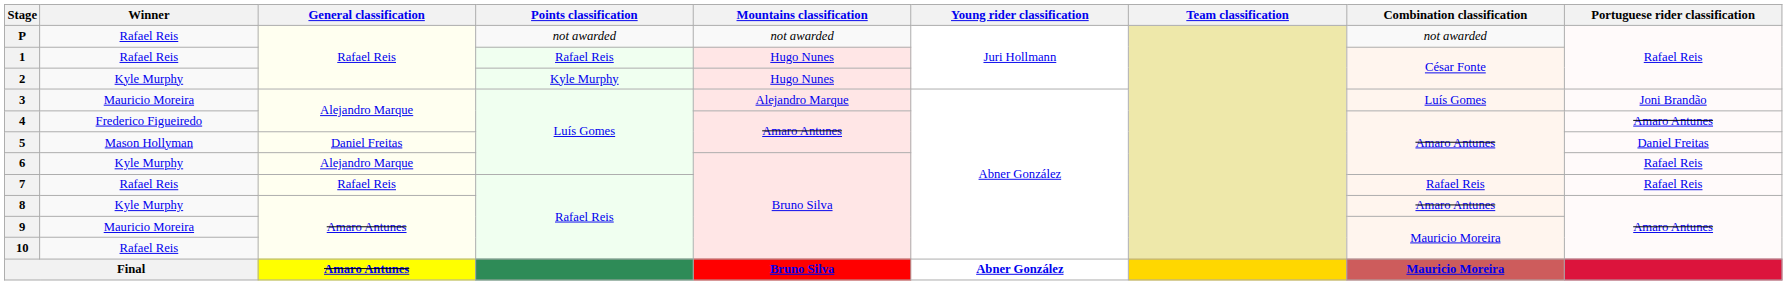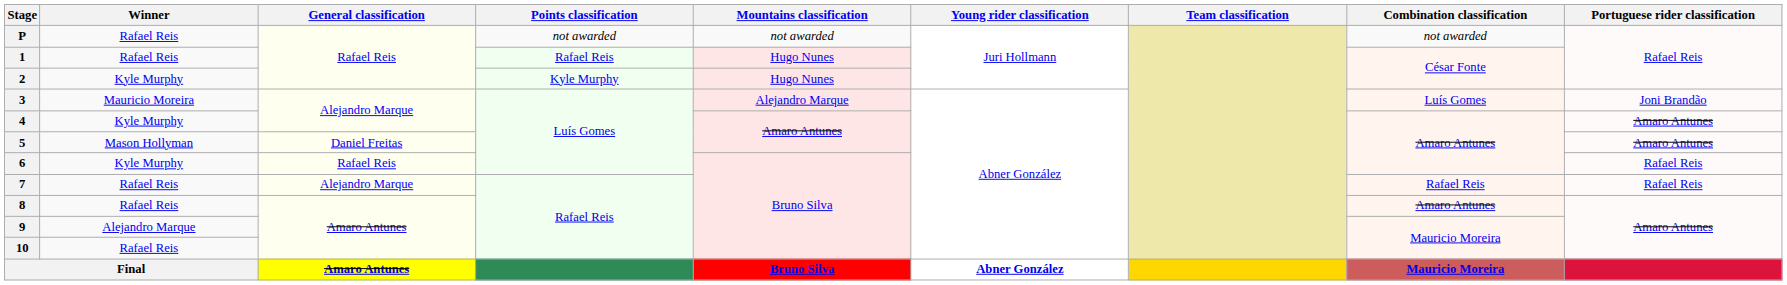(149, 121) Frederico Figueiredo -> (149, 121) Kyle Murphy
(1673, 142) Daniel Freitas -> (1673, 142) Amaro Antunes
(367, 163) Alejandro Marque -> (367, 163) Rafael Reis
(367, 185) Rafael Reis -> (367, 185) Alejandro Marque
(149, 206) Kyle Murphy -> (149, 206) Rafael Reis
(149, 227) Mauricio Moreira -> (149, 227) Alejandro Marque
